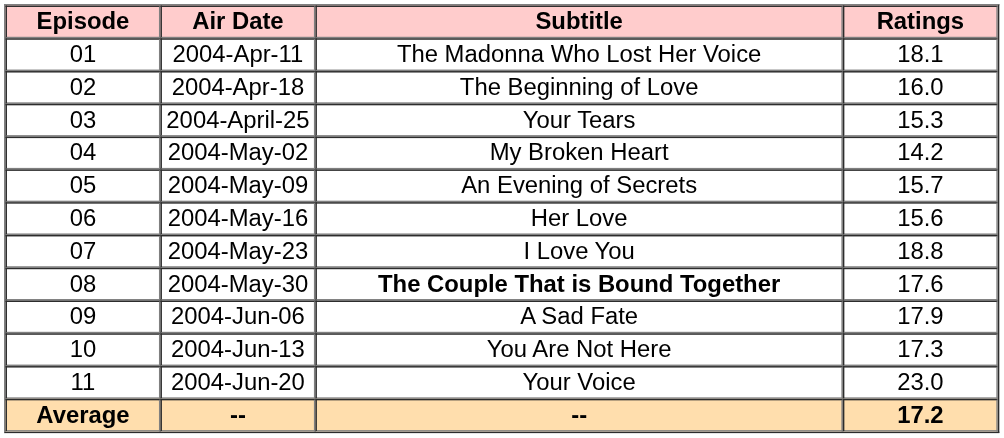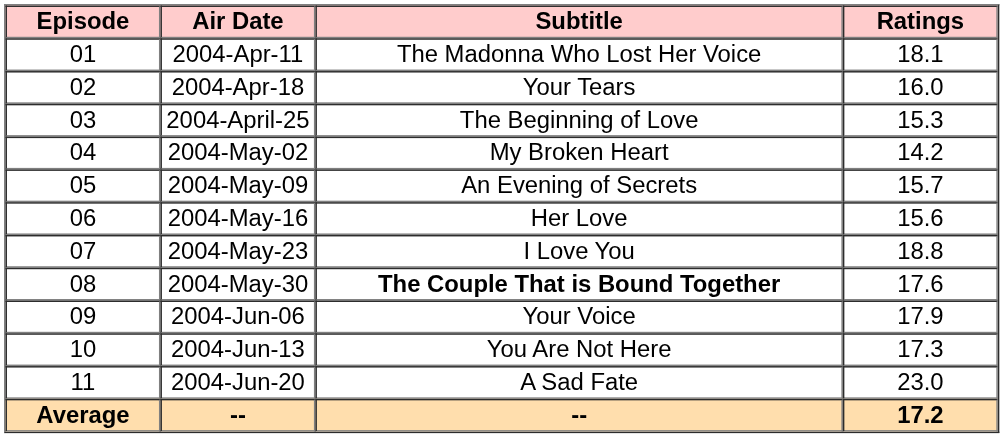(579, 87) The Beginning of Love -> (579, 87) Your Tears
(579, 119) Your Tears -> (579, 119) The Beginning of Love
(579, 316) A Sad Fate -> (579, 316) Your Voice
(579, 382) Your Voice -> (579, 382) A Sad Fate
